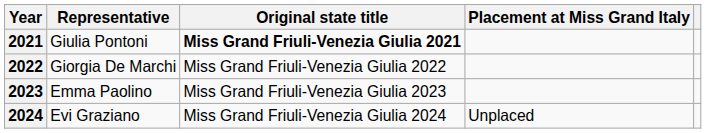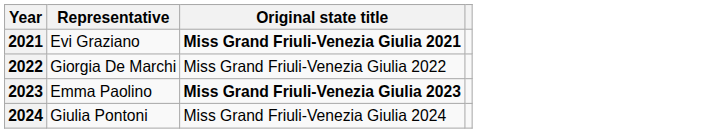- column: (579, 17)
(99, 42) Giulia Pontoni -> (95, 42) Evi Graziano
(315, 91) normal -> (322, 91) bold
(95, 116) Evi Graziano -> (99, 116) Giulia Pontoni
